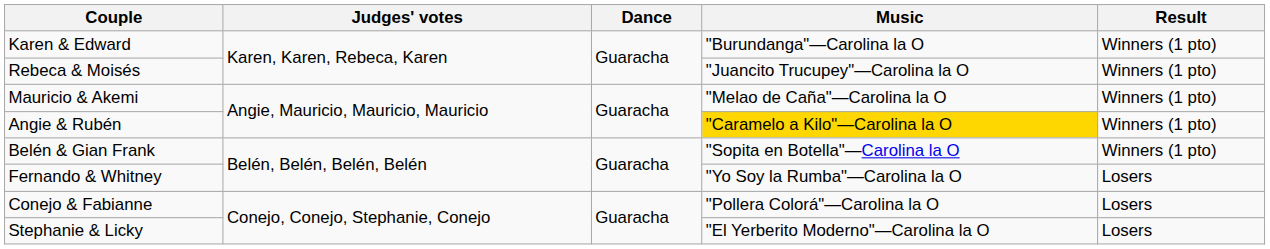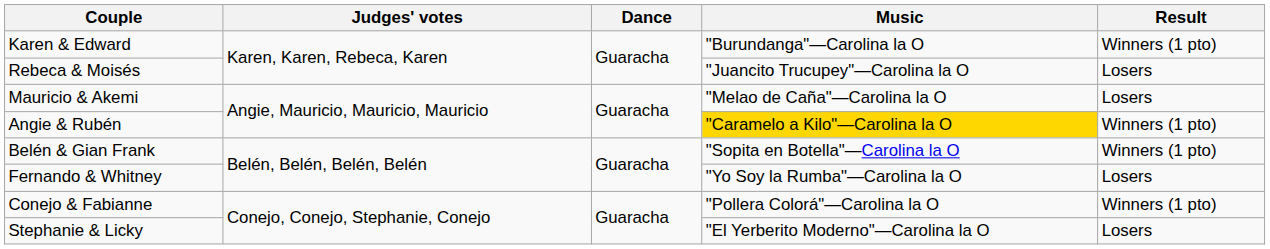(1159, 71) Winners (1 pto) -> (1127, 71) Losers
(1159, 97) Winners (1 pto) -> (1127, 97) Losers
(1127, 204) Losers -> (1159, 204) Winners (1 pto)
